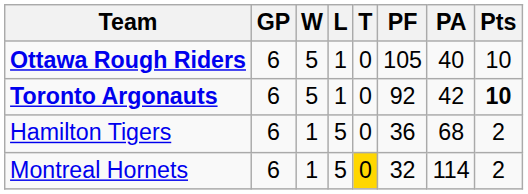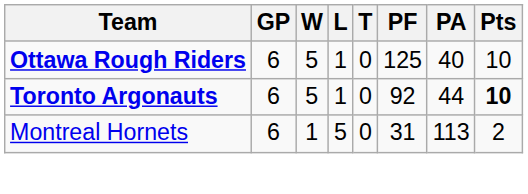(403, 59) 105 -> (403, 59) 125
(451, 96) 42 -> (451, 96) 44
- row: (91, 133)
(365, 170) gold background -> (365, 133) no background
(403, 170) 32 -> (403, 133) 31
(451, 170) 114 -> (451, 133) 113
